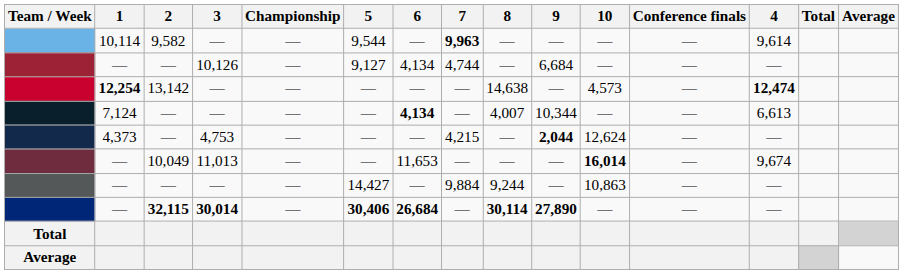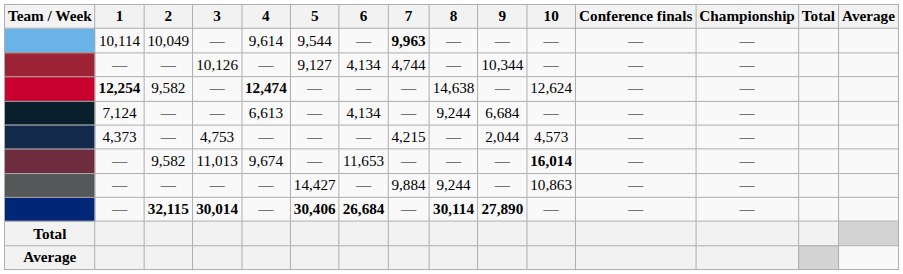columns swapped: (774, 16) <-> (293, 16)
(168, 40) 9,582 -> (168, 40) 10,049
(556, 64) 6,684 -> (502, 64) 10,344
(168, 88) 13,142 -> (168, 88) 9,582
(605, 88) 4,573 -> (551, 88) 12,624
(417, 112) bold -> (364, 112) normal
(507, 112) 4,007 -> (454, 112) 9,244
(556, 112) 10,344 -> (502, 112) 6,684
(556, 137) bold -> (502, 137) normal
(605, 137) 12,624 -> (551, 137) 4,573
(168, 161) 10,049 -> (168, 161) 9,582
